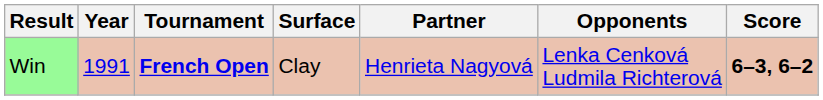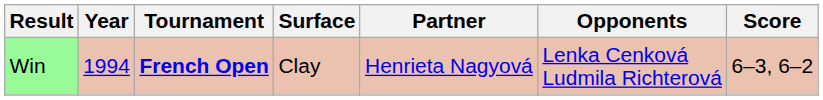(107, 66) 1991 -> (107, 66) 1994
(772, 66) bold -> (772, 66) normal
